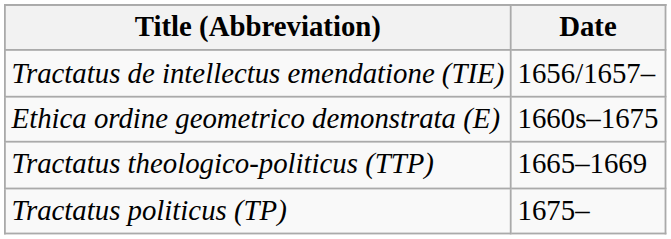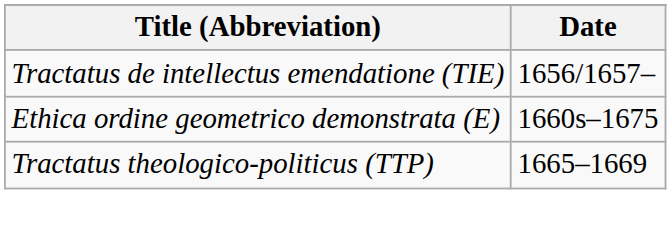- row: (149, 210)
